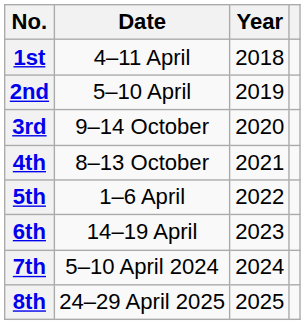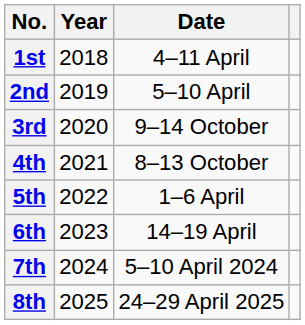columns swapped: (260, 22) <-> (142, 22)
